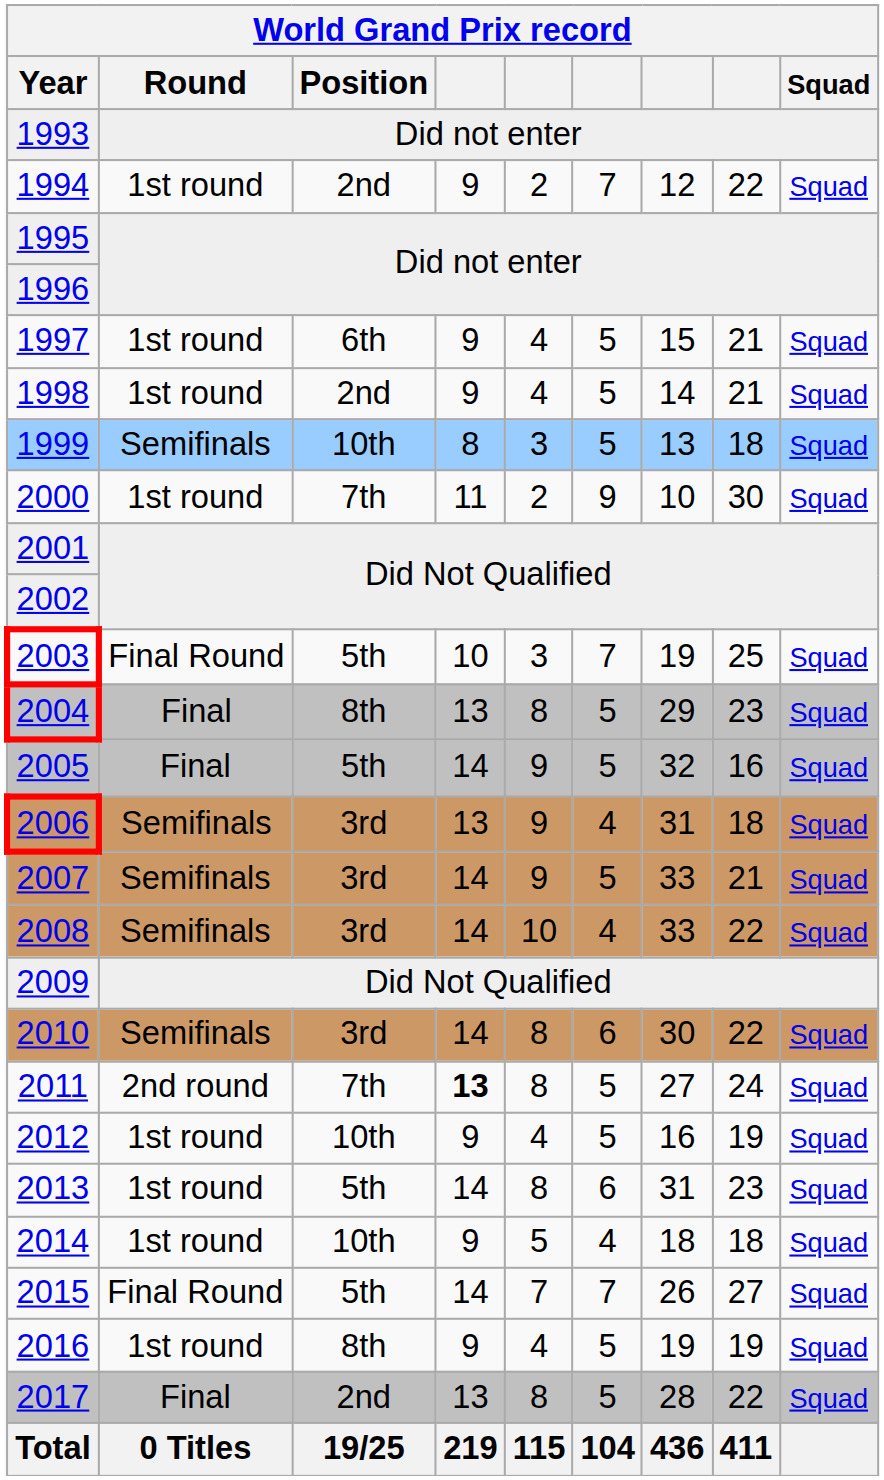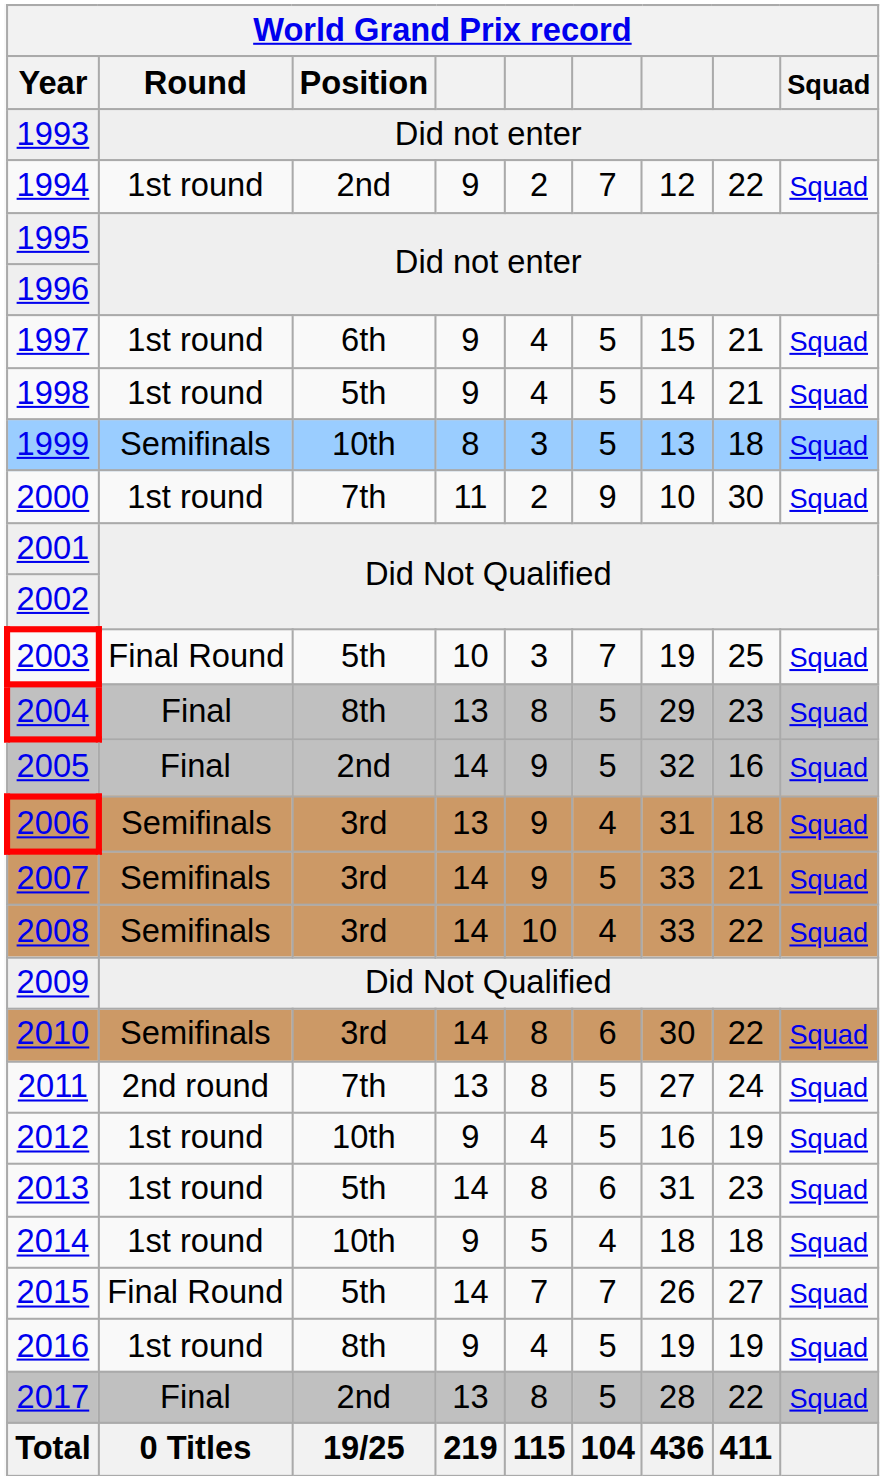(364, 392) 2nd -> (364, 392) 5th
(364, 767) 5th -> (364, 767) 2nd
(470, 1086) bold -> (470, 1086) normal
